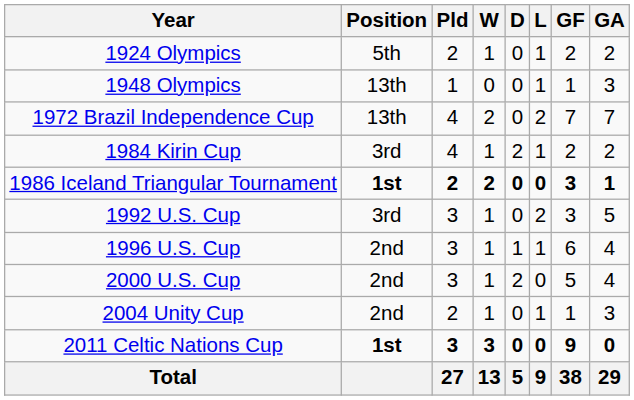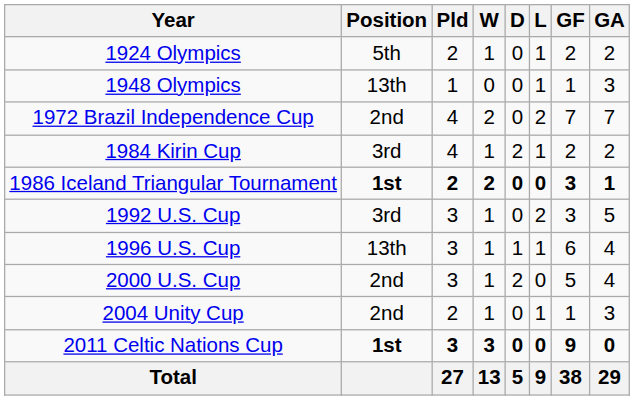(387, 118) 13th -> (387, 118) 2nd
(387, 248) 2nd -> (387, 248) 13th
